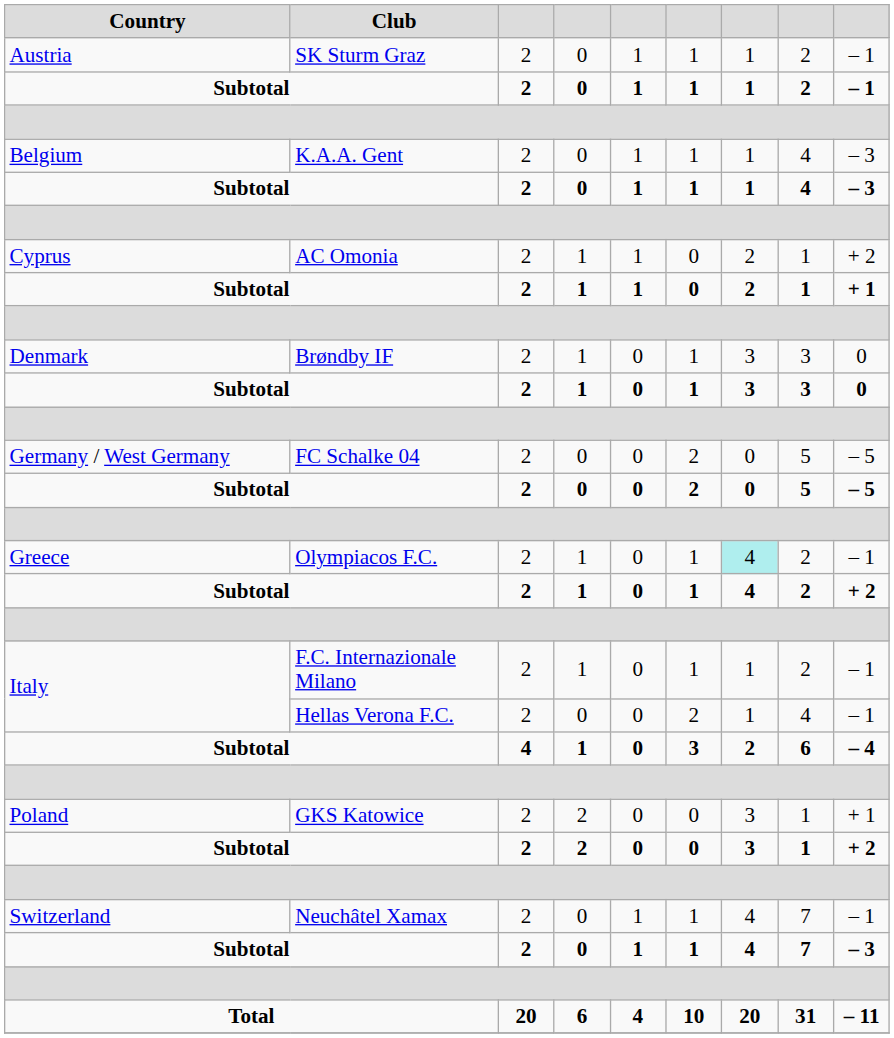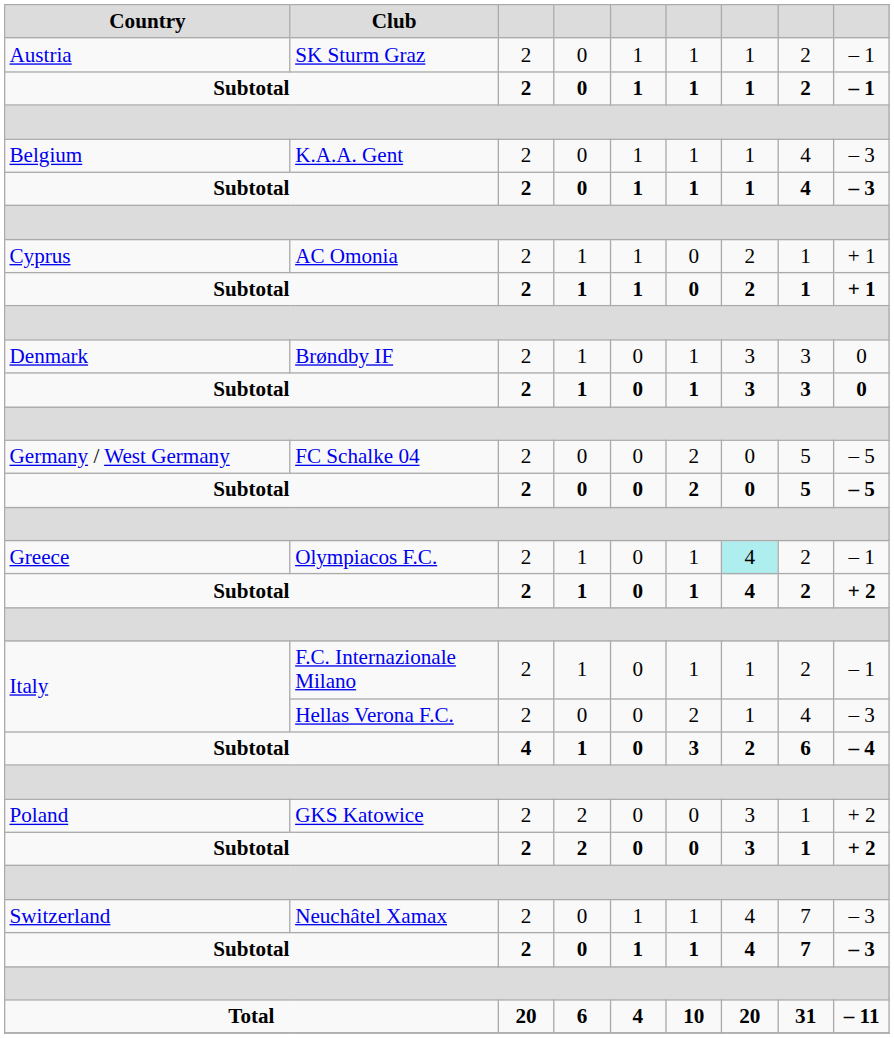(862, 255) + 2 -> (862, 255) + 1
(862, 714) – 1 -> (862, 714) – 3
(862, 815) + 1 -> (862, 815) + 2
(862, 915) – 1 -> (862, 915) – 3
